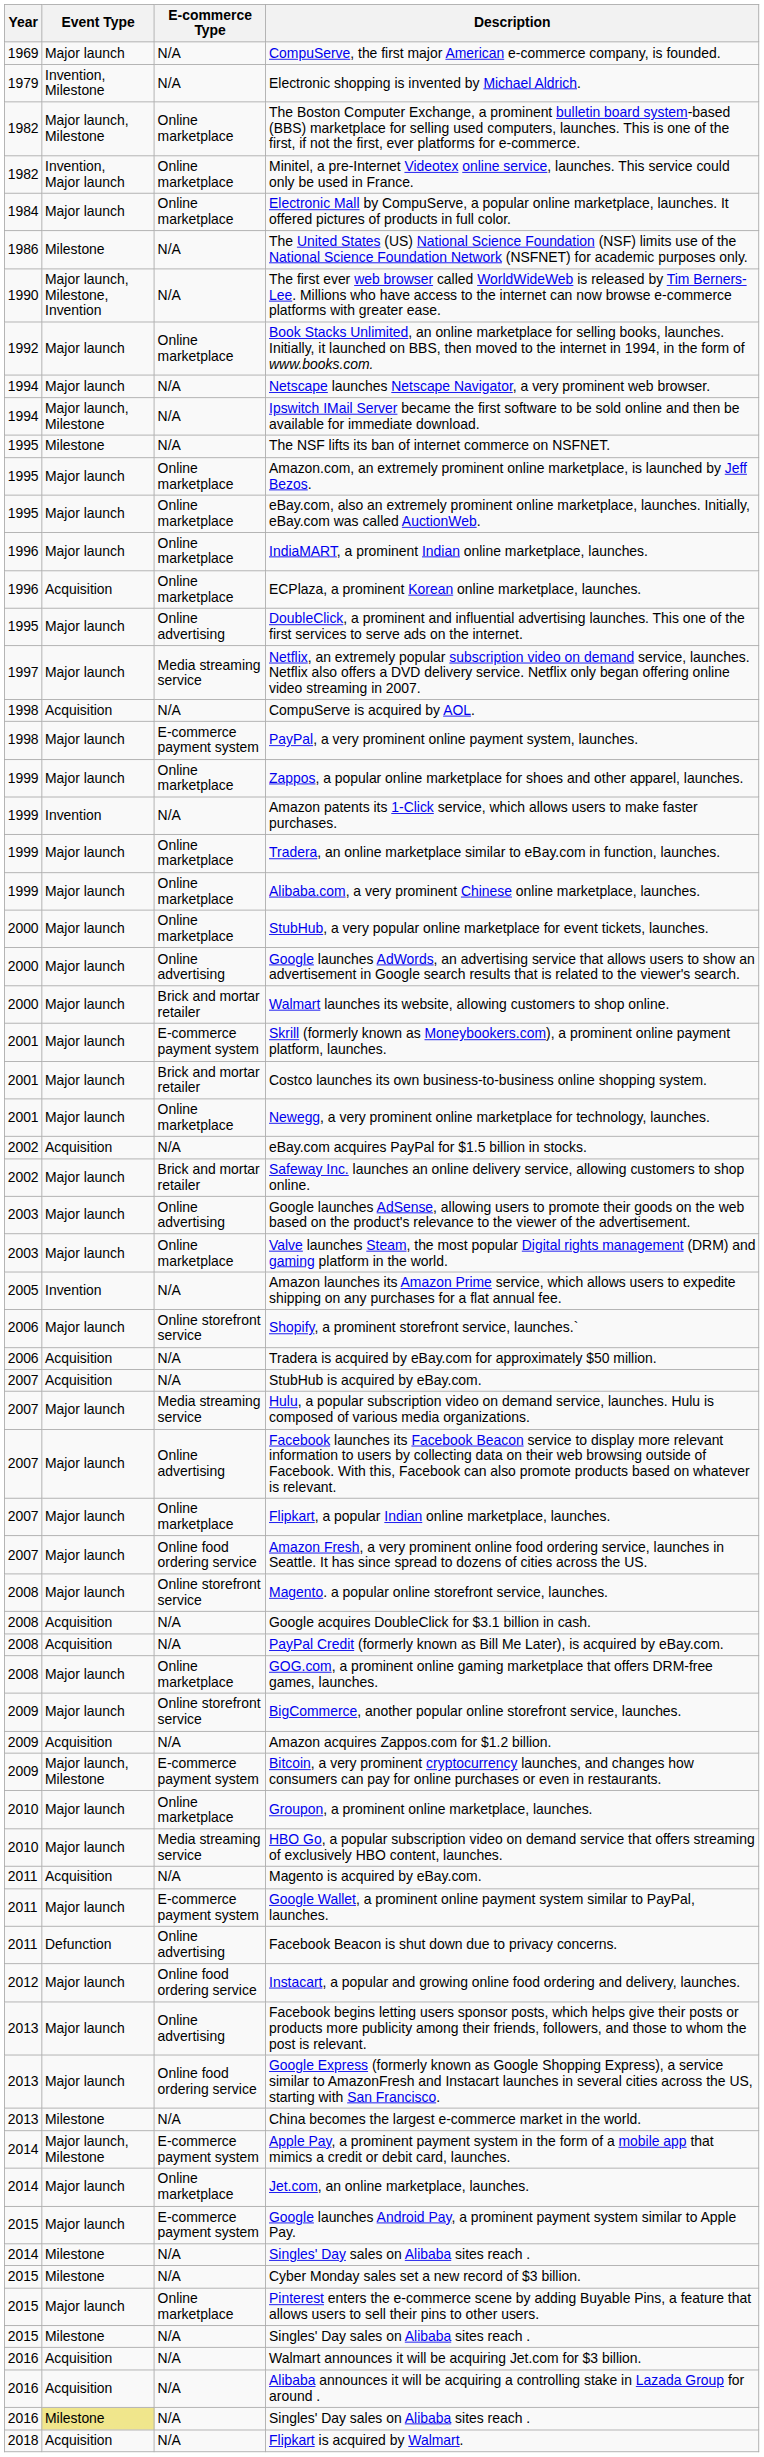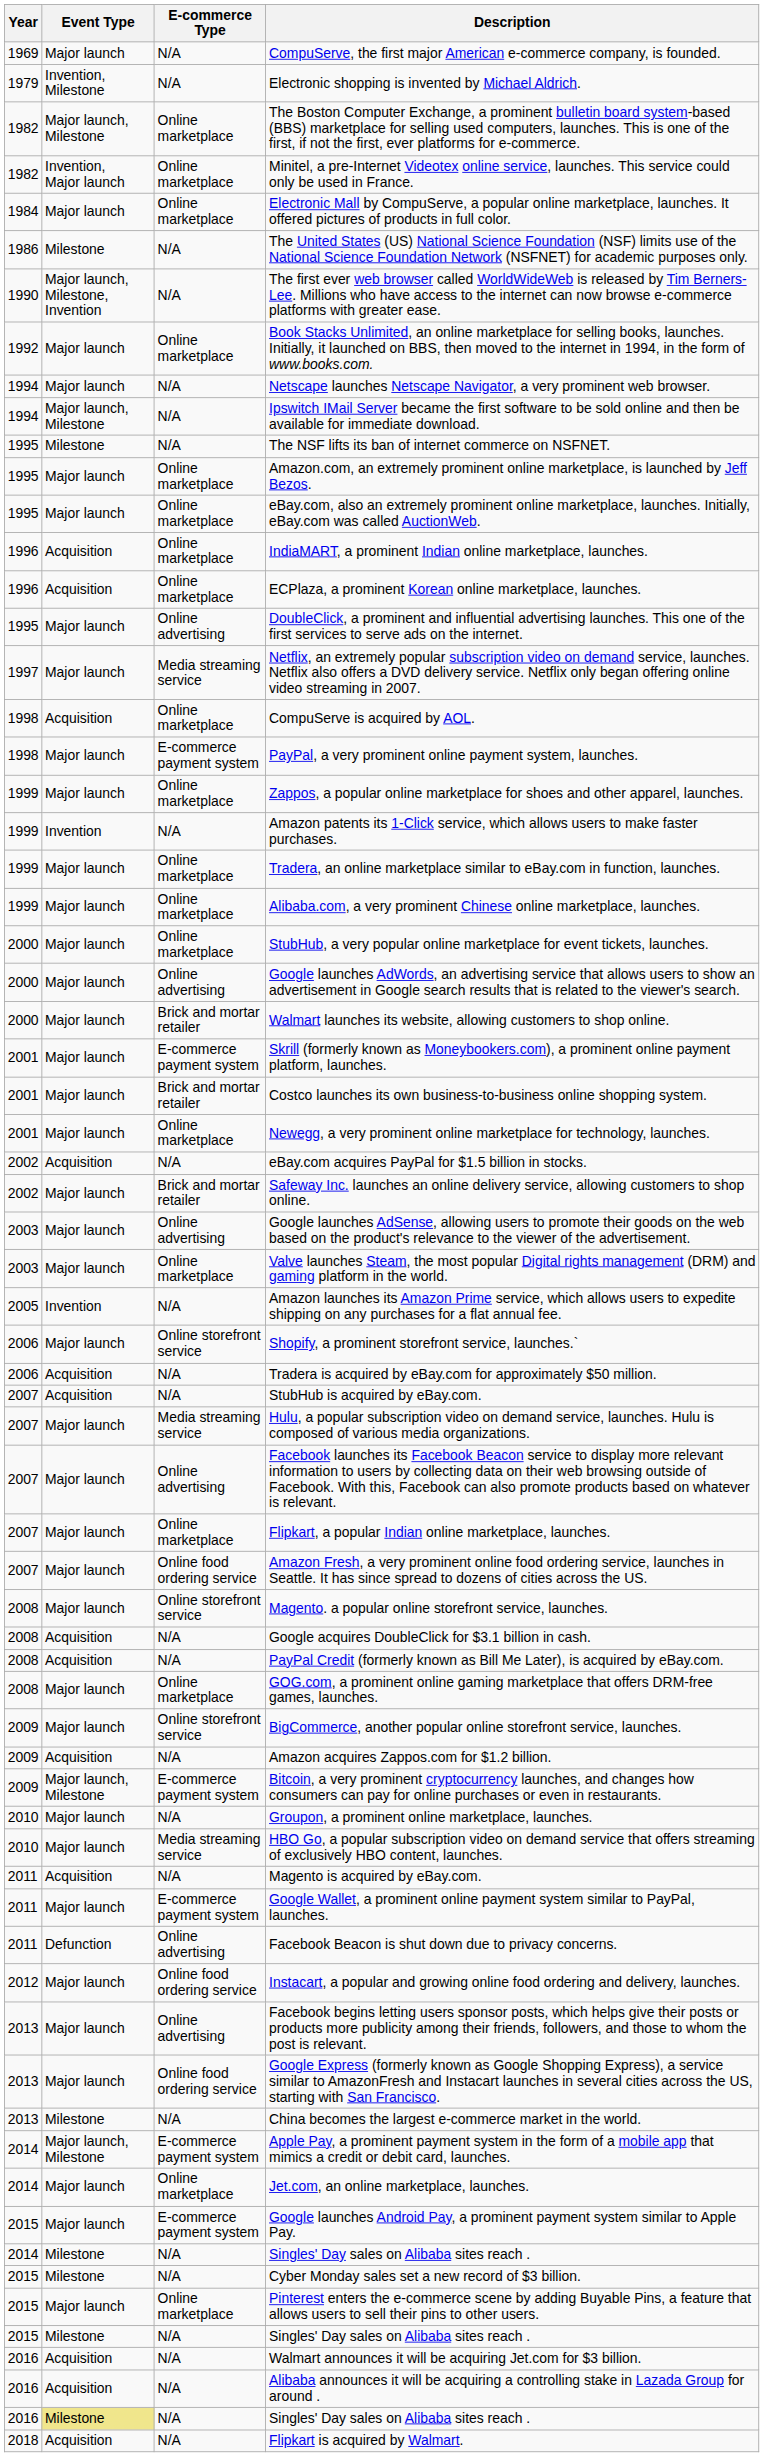(85, 551) Major launch -> (79, 551) Acquisition
(169, 710) N/A -> (196, 718) Online marketplace
(196, 1809) Online marketplace -> (169, 1817) N/A
